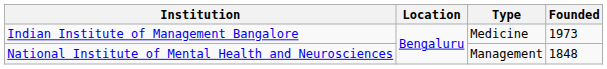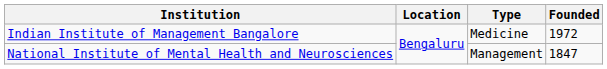(563, 34) 1973 -> (563, 34) 1972
(563, 54) 1848 -> (563, 54) 1847
